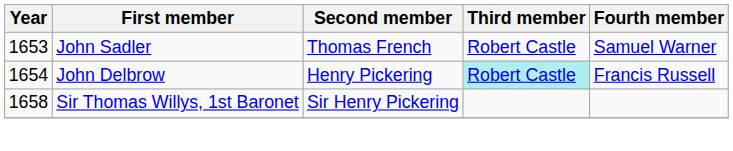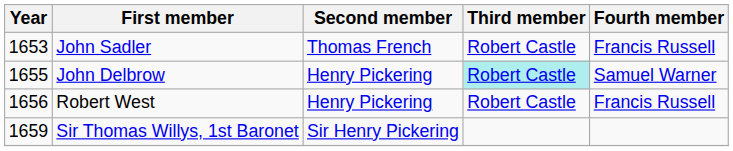(655, 46) Samuel Warner -> (654, 46) Francis Russell
(28, 74) 1654 -> (28, 74) 1655
(654, 74) Francis Russell -> (655, 74) Samuel Warner
+ row: (106, 103)
(28, 103) 1658 -> (28, 131) 1659
